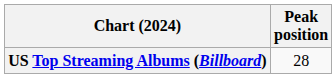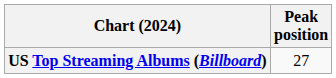(301, 60) 28 -> (301, 60) 27
